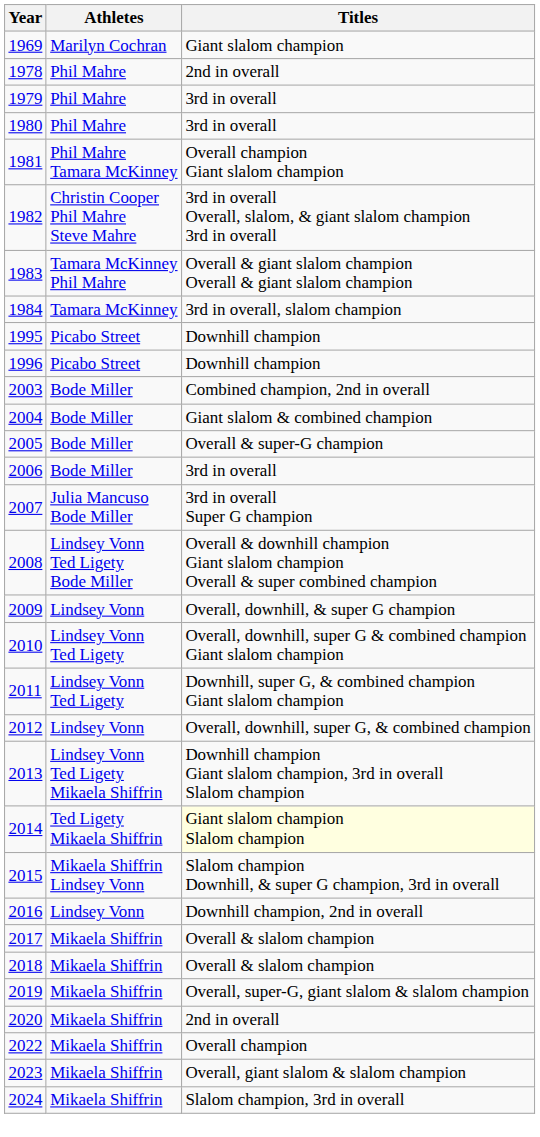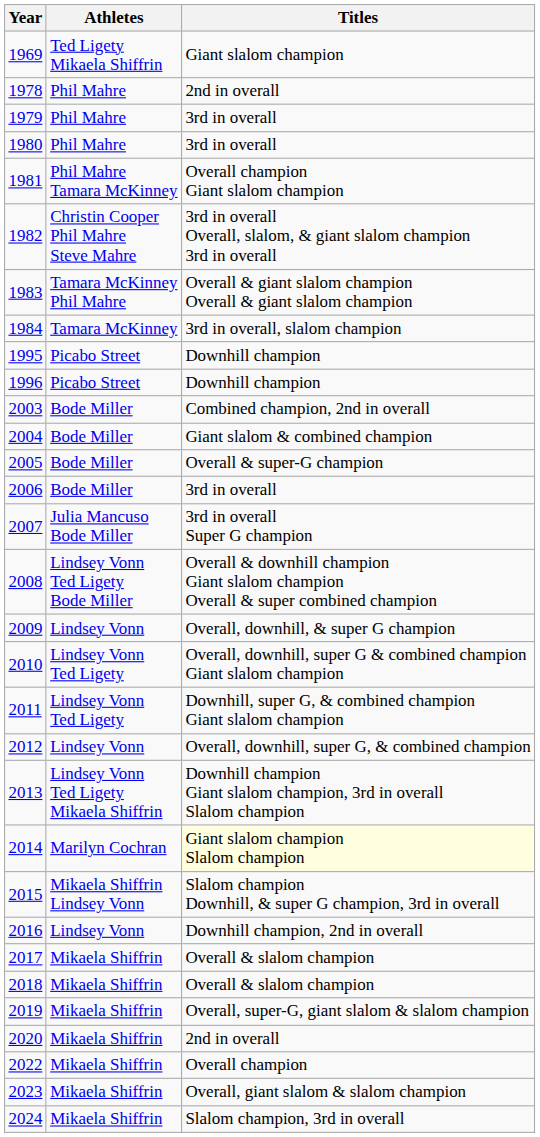(108, 44) Marilyn Cochran -> (106, 54) Ted Ligety Mikaela Shiffrin
(106, 829) Ted Ligety Mikaela Shiffrin -> (108, 848) Marilyn Cochran
